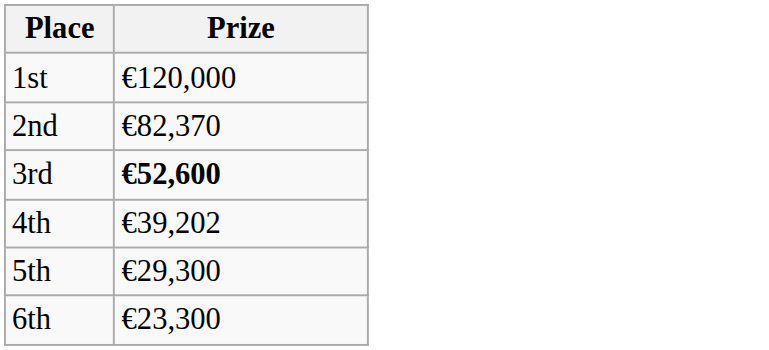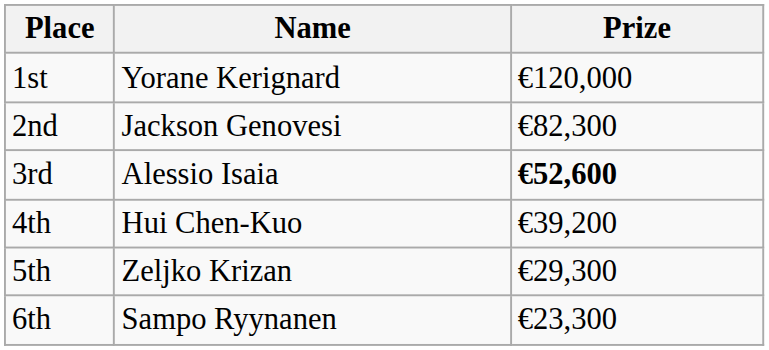+ column: (313, 28)
(171, 125) €82,370 -> (567, 125) €82,300
(171, 222) €39,202 -> (567, 222) €39,200
